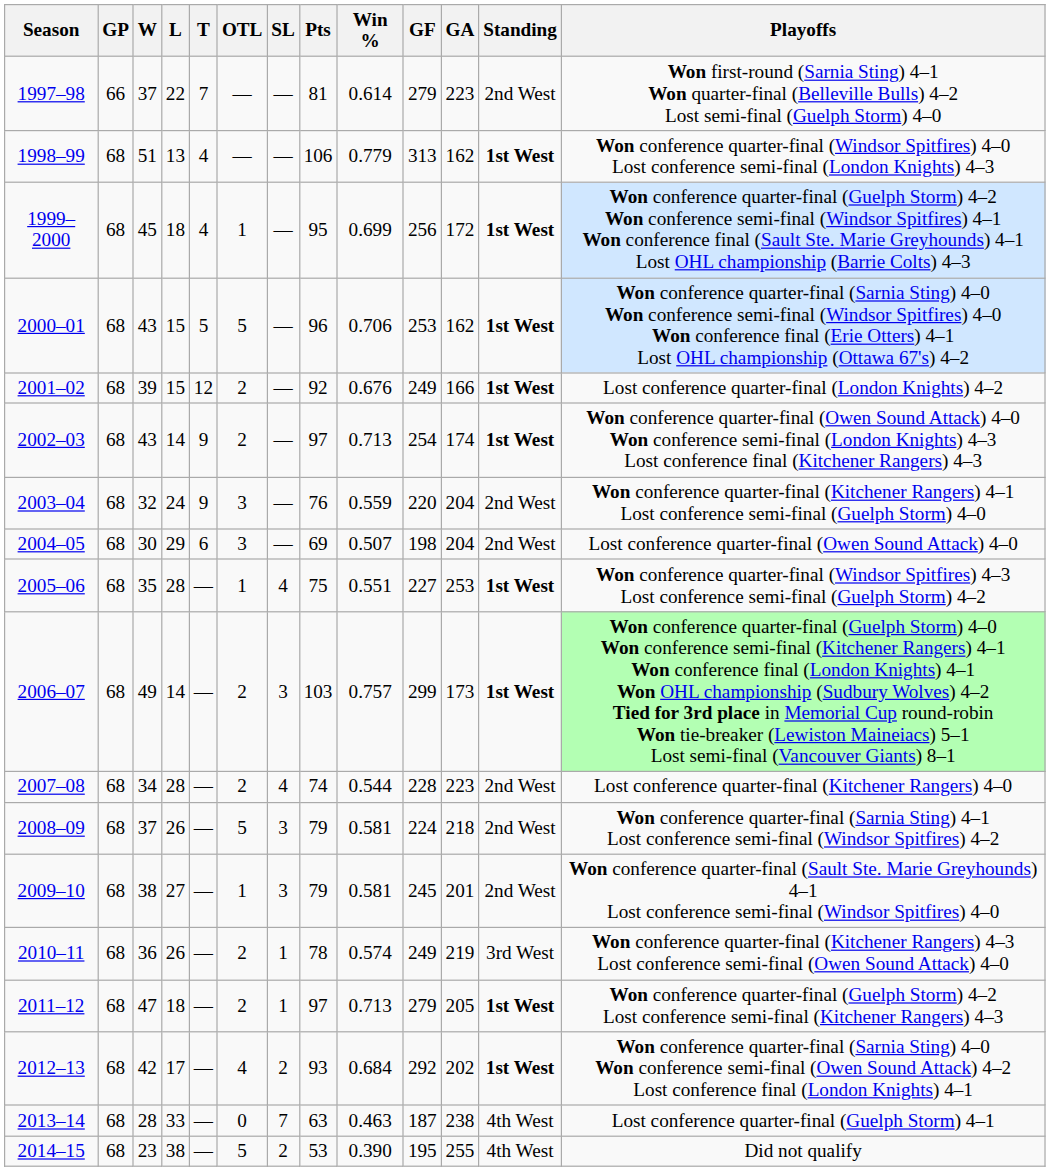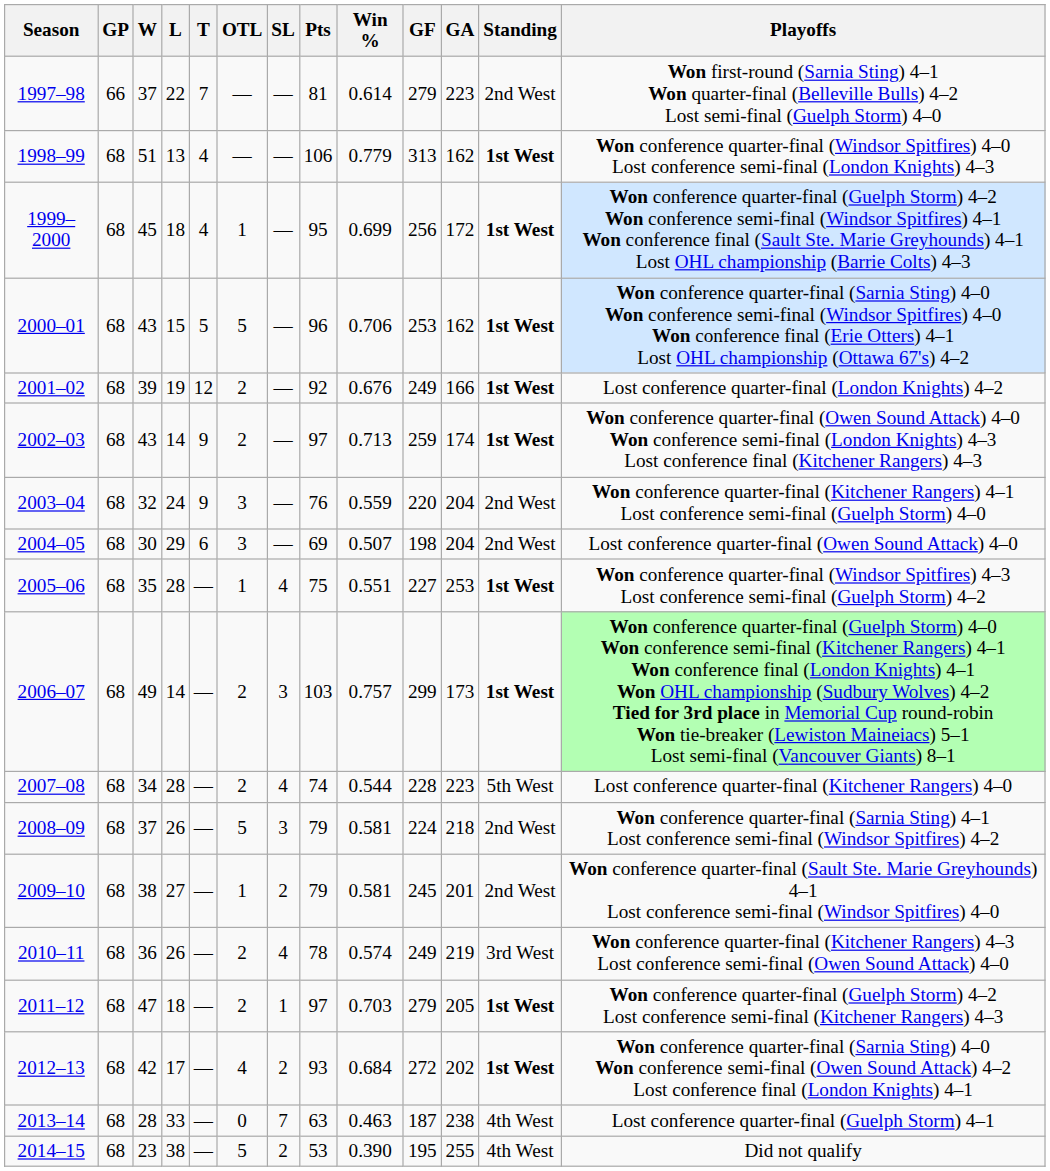(175, 387) 15 -> (175, 387) 19
(422, 440) 254 -> (422, 440) 259
(520, 786) 2nd West -> (520, 786) 5th West
(283, 890) 3 -> (283, 890) 2
(283, 953) 1 -> (283, 953) 4
(370, 1005) 0.713 -> (370, 1005) 0.703
(422, 1068) 292 -> (422, 1068) 272
